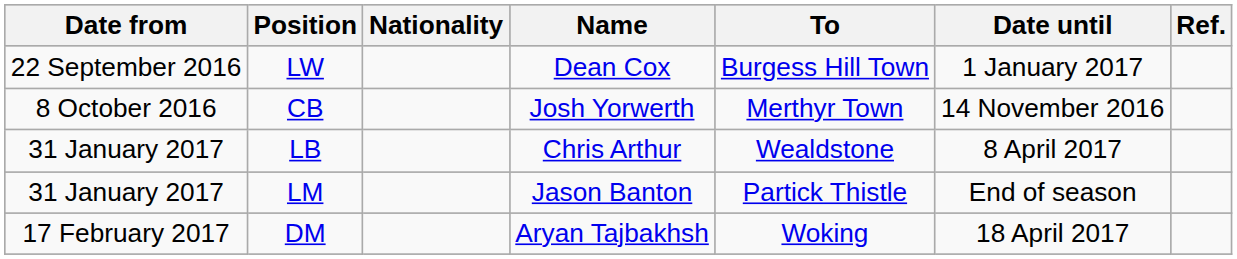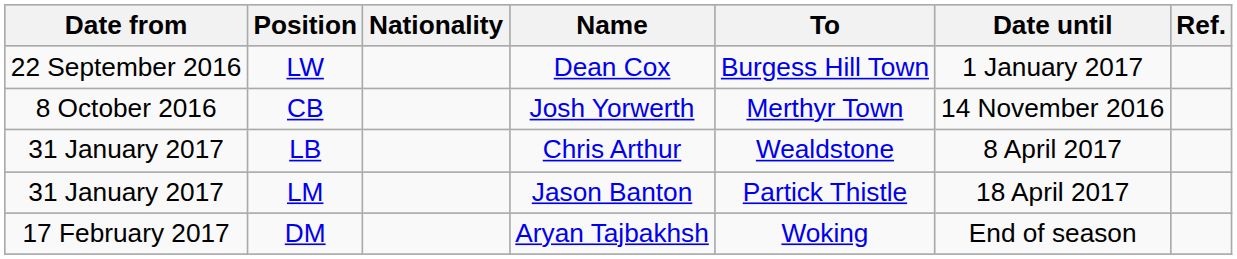(1053, 191) End of season -> (1053, 191) 18 April 2017
(1053, 233) 18 April 2017 -> (1053, 233) End of season
